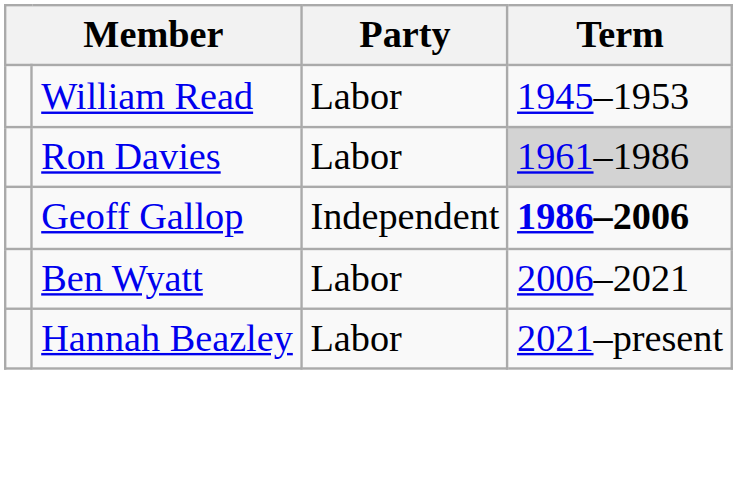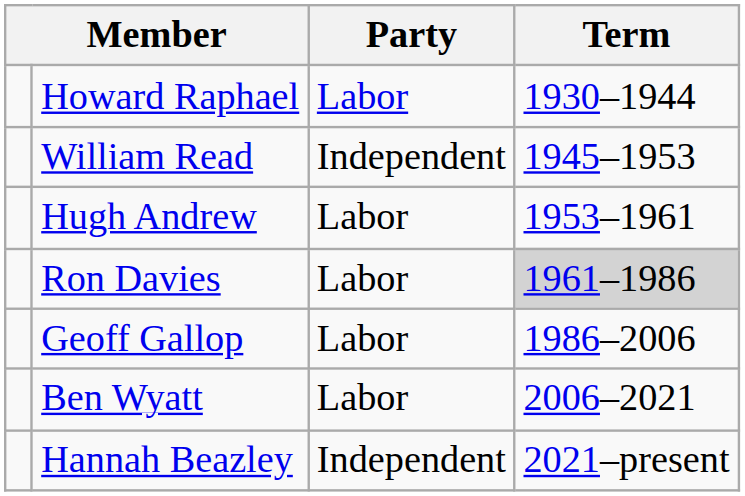+ row: (170, 95)
(356, 95) Labor -> (411, 156) Independent
+ row: (149, 216)
(405, 216) Independent -> (363, 338) Labor
(603, 216) bold -> (610, 338) normal
(356, 338) Labor -> (411, 459) Independent
